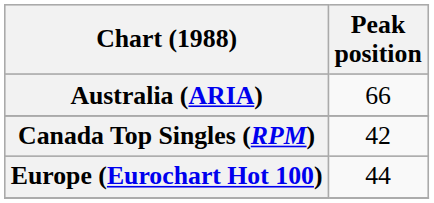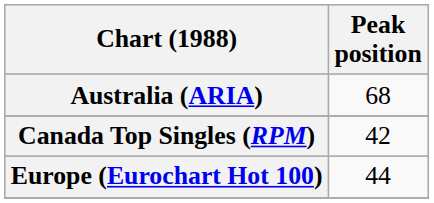(378, 94) 66 -> (378, 94) 68
